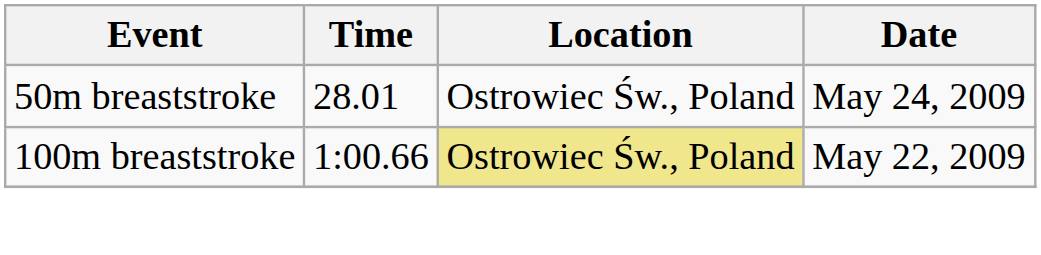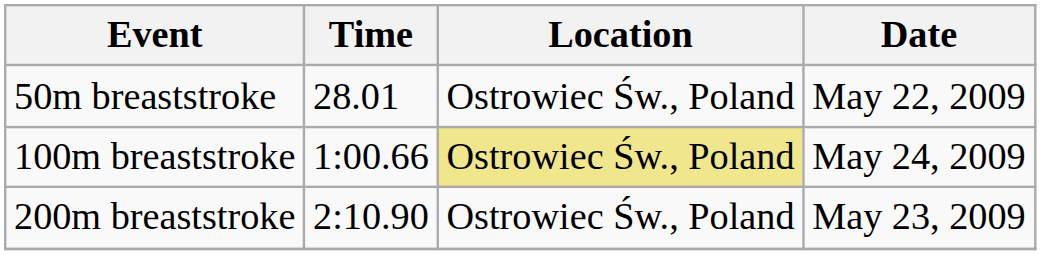(919, 95) May 24, 2009 -> (919, 95) May 22, 2009
(919, 156) May 22, 2009 -> (919, 156) May 24, 2009
+ row: (155, 216)
